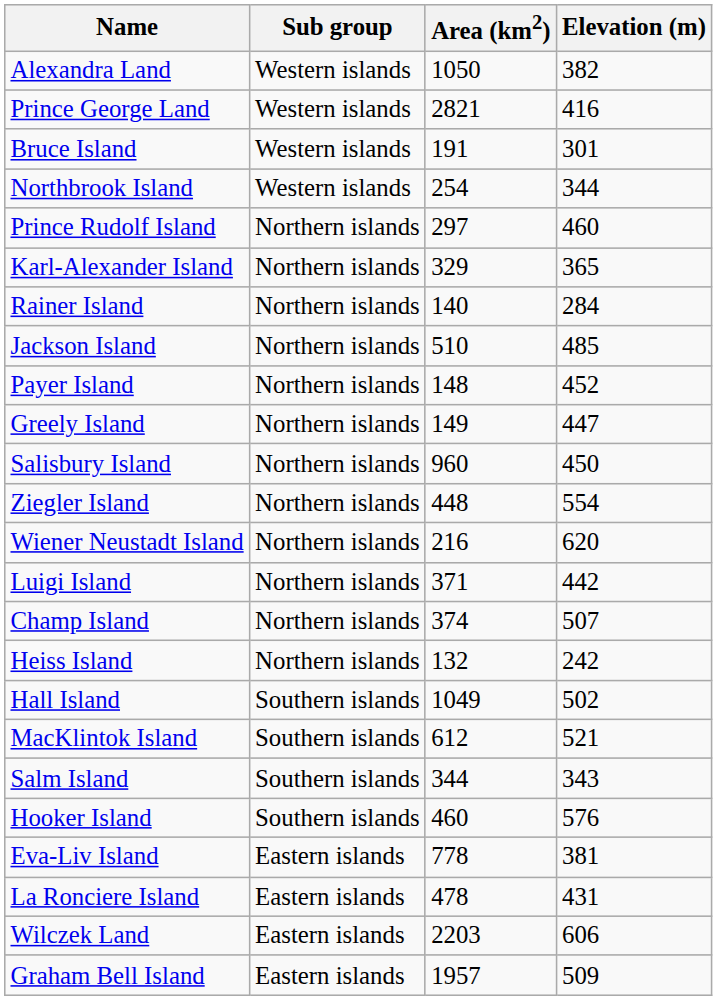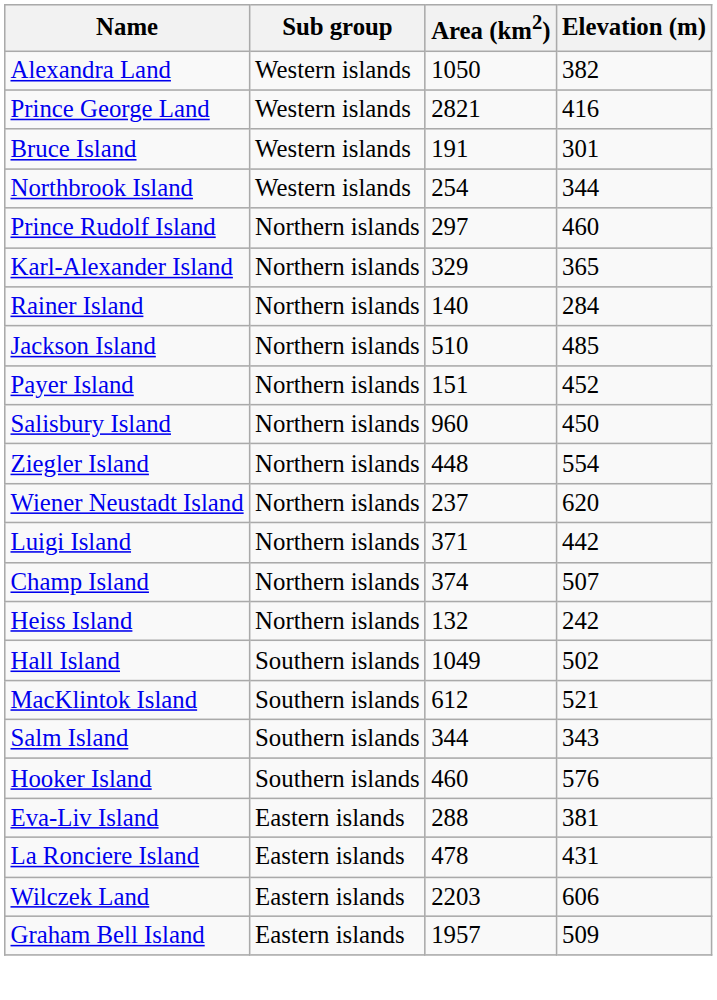(450, 384) 148 -> (450, 384) 151
- row: (78, 424)
(450, 542) 216 -> (450, 502) 237
(450, 856) 778 -> (450, 817) 288
